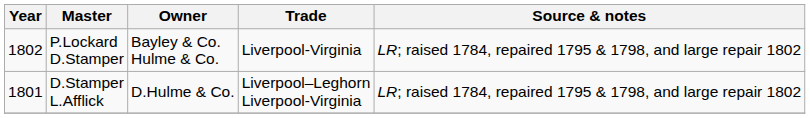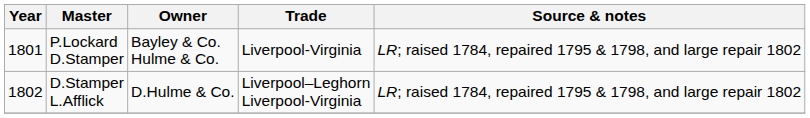(25, 50) 1802 -> (25, 50) 1801
(25, 92) 1801 -> (25, 92) 1802
